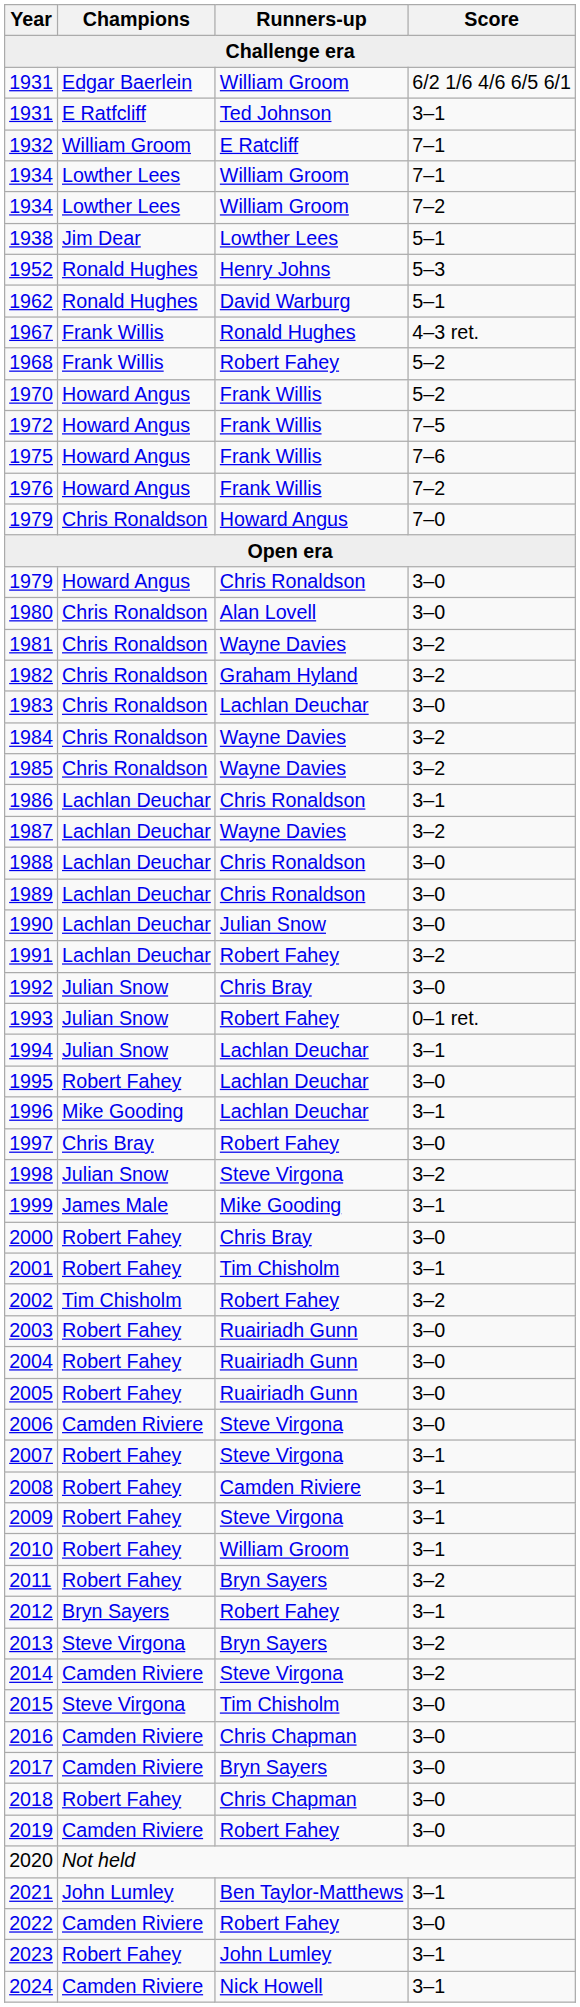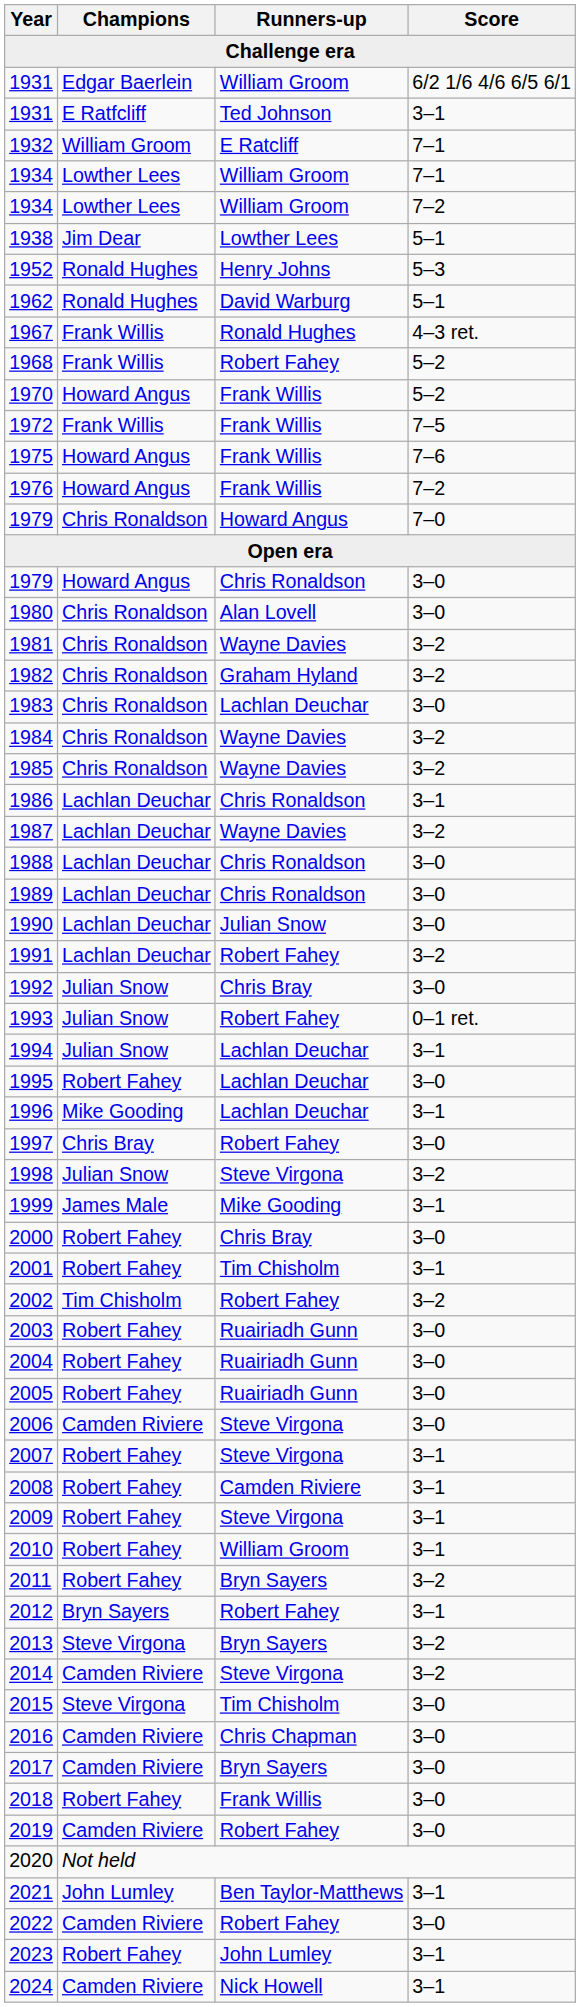(126, 425) Howard Angus -> (113, 425) Frank Willis
(288, 1799) Chris Chapman -> (271, 1799) Frank Willis
